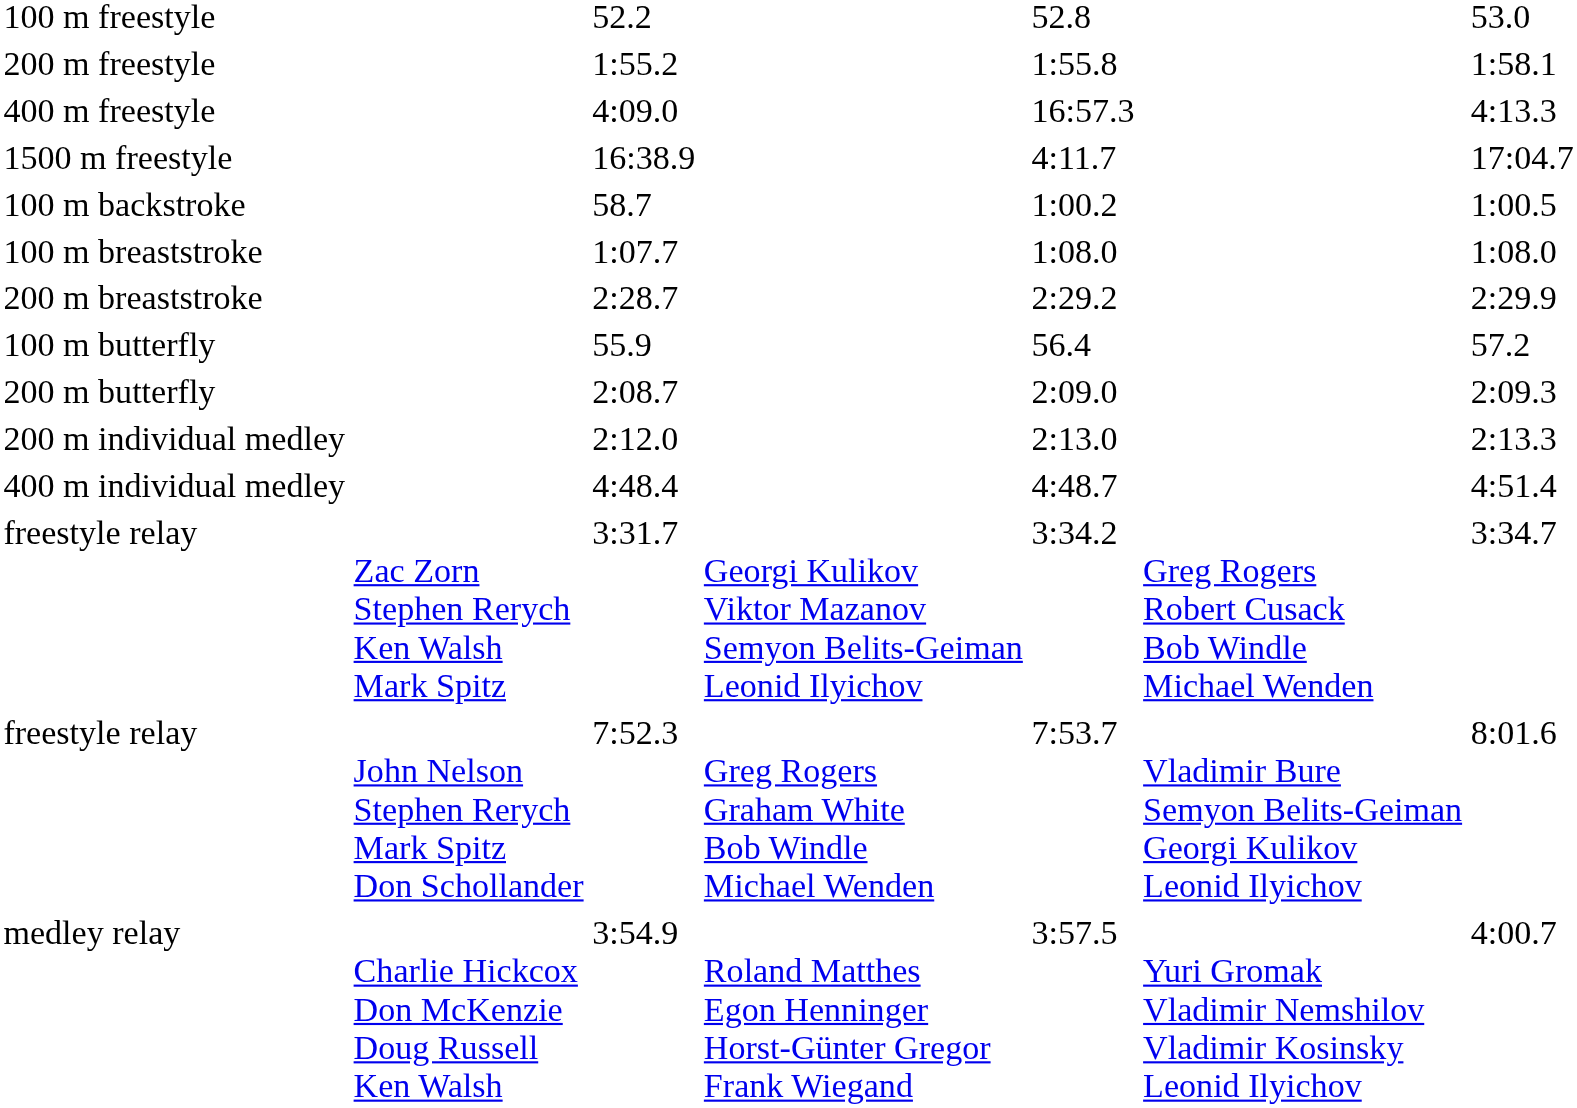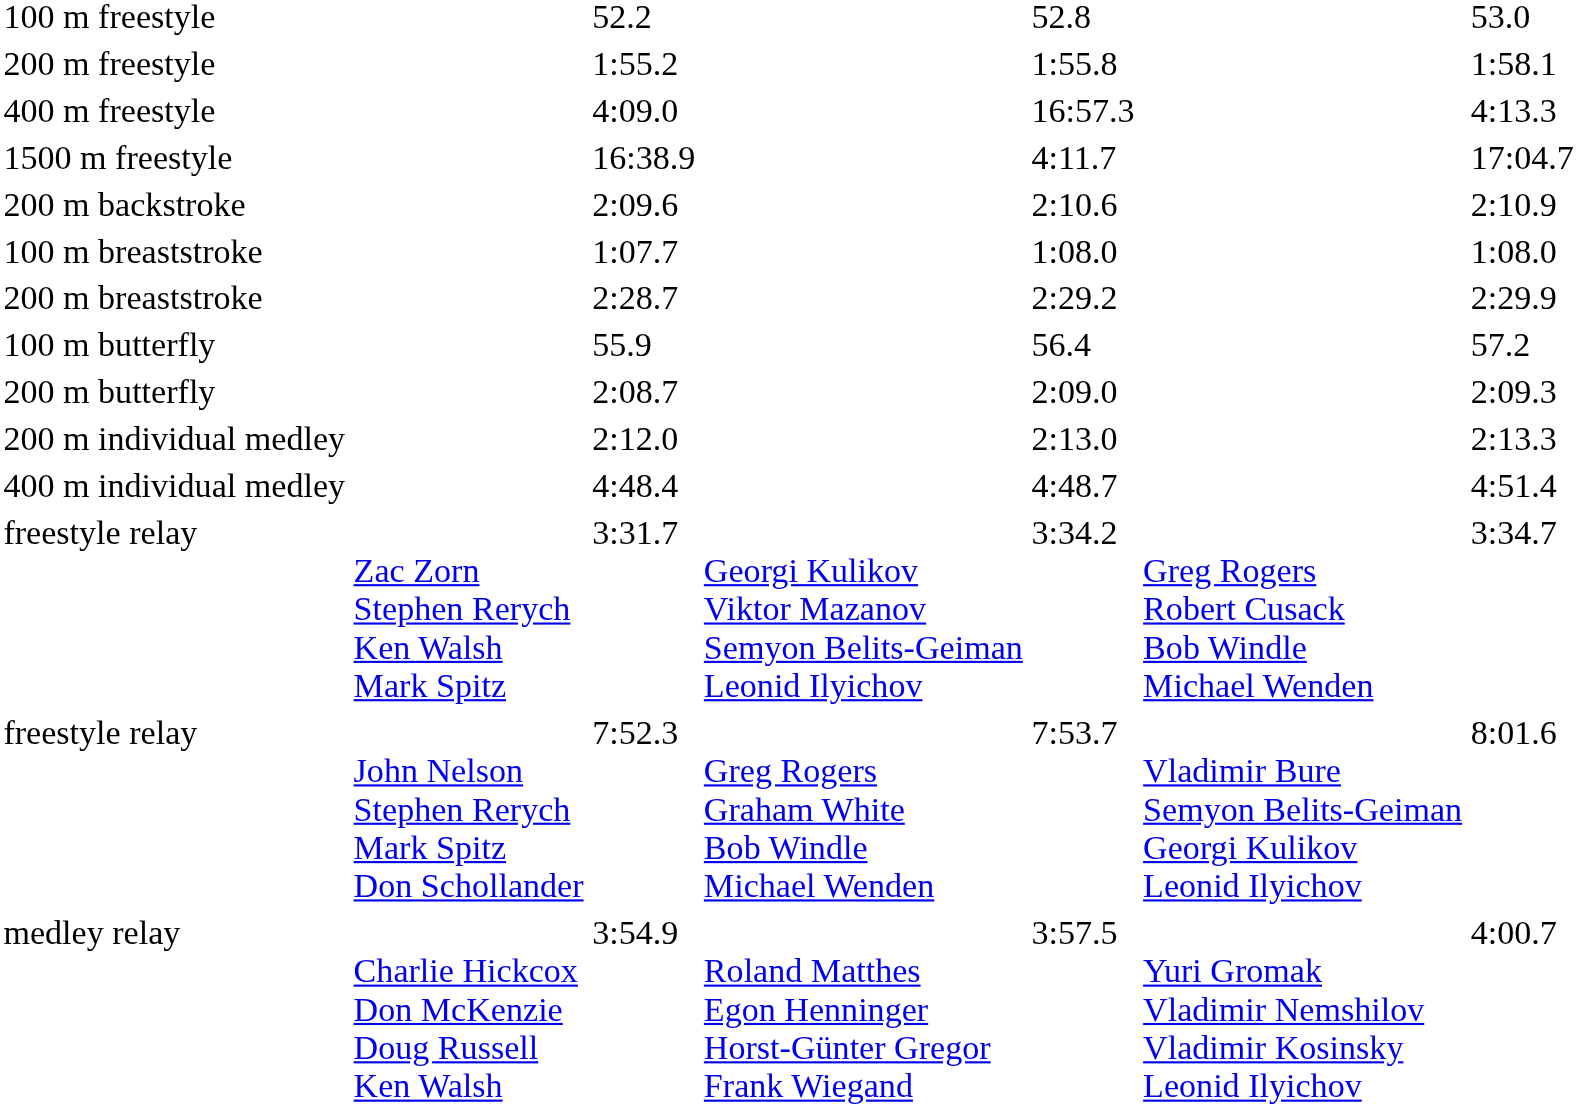- row: (125, 204)
+ row: (125, 204)
